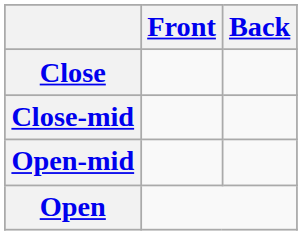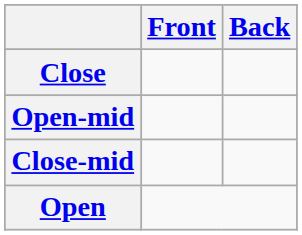rows swapped: (73, 116) <-> (73, 161)
